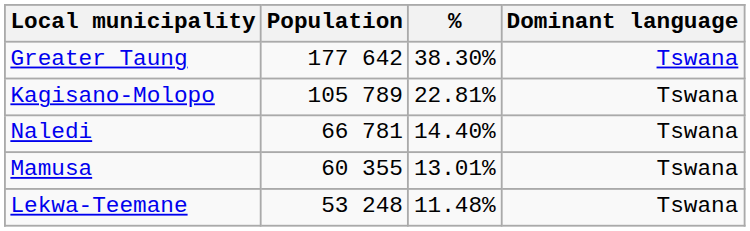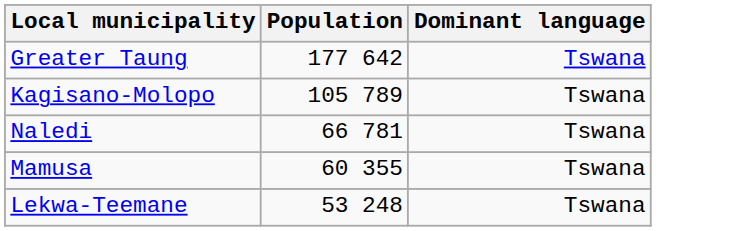- column: (455, 24)
